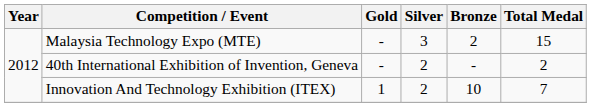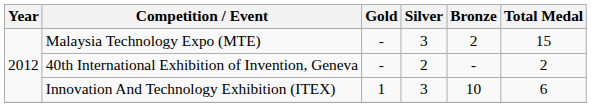(424, 89) 2 -> (424, 89) 3
(543, 89) 7 -> (543, 89) 6
